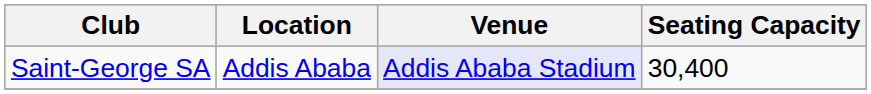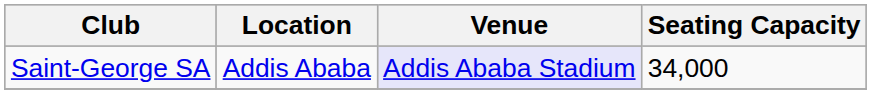(688, 67) 30,400 -> (688, 67) 34,000
